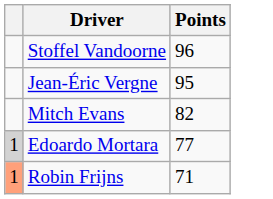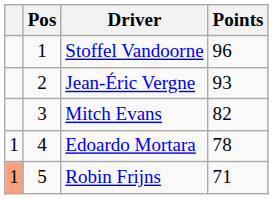+ column: (42, 19)
(185, 82) 95 -> (222, 82) 93
(14, 145) lightgrey background -> (14, 145) no background
(185, 145) 77 -> (222, 145) 78
